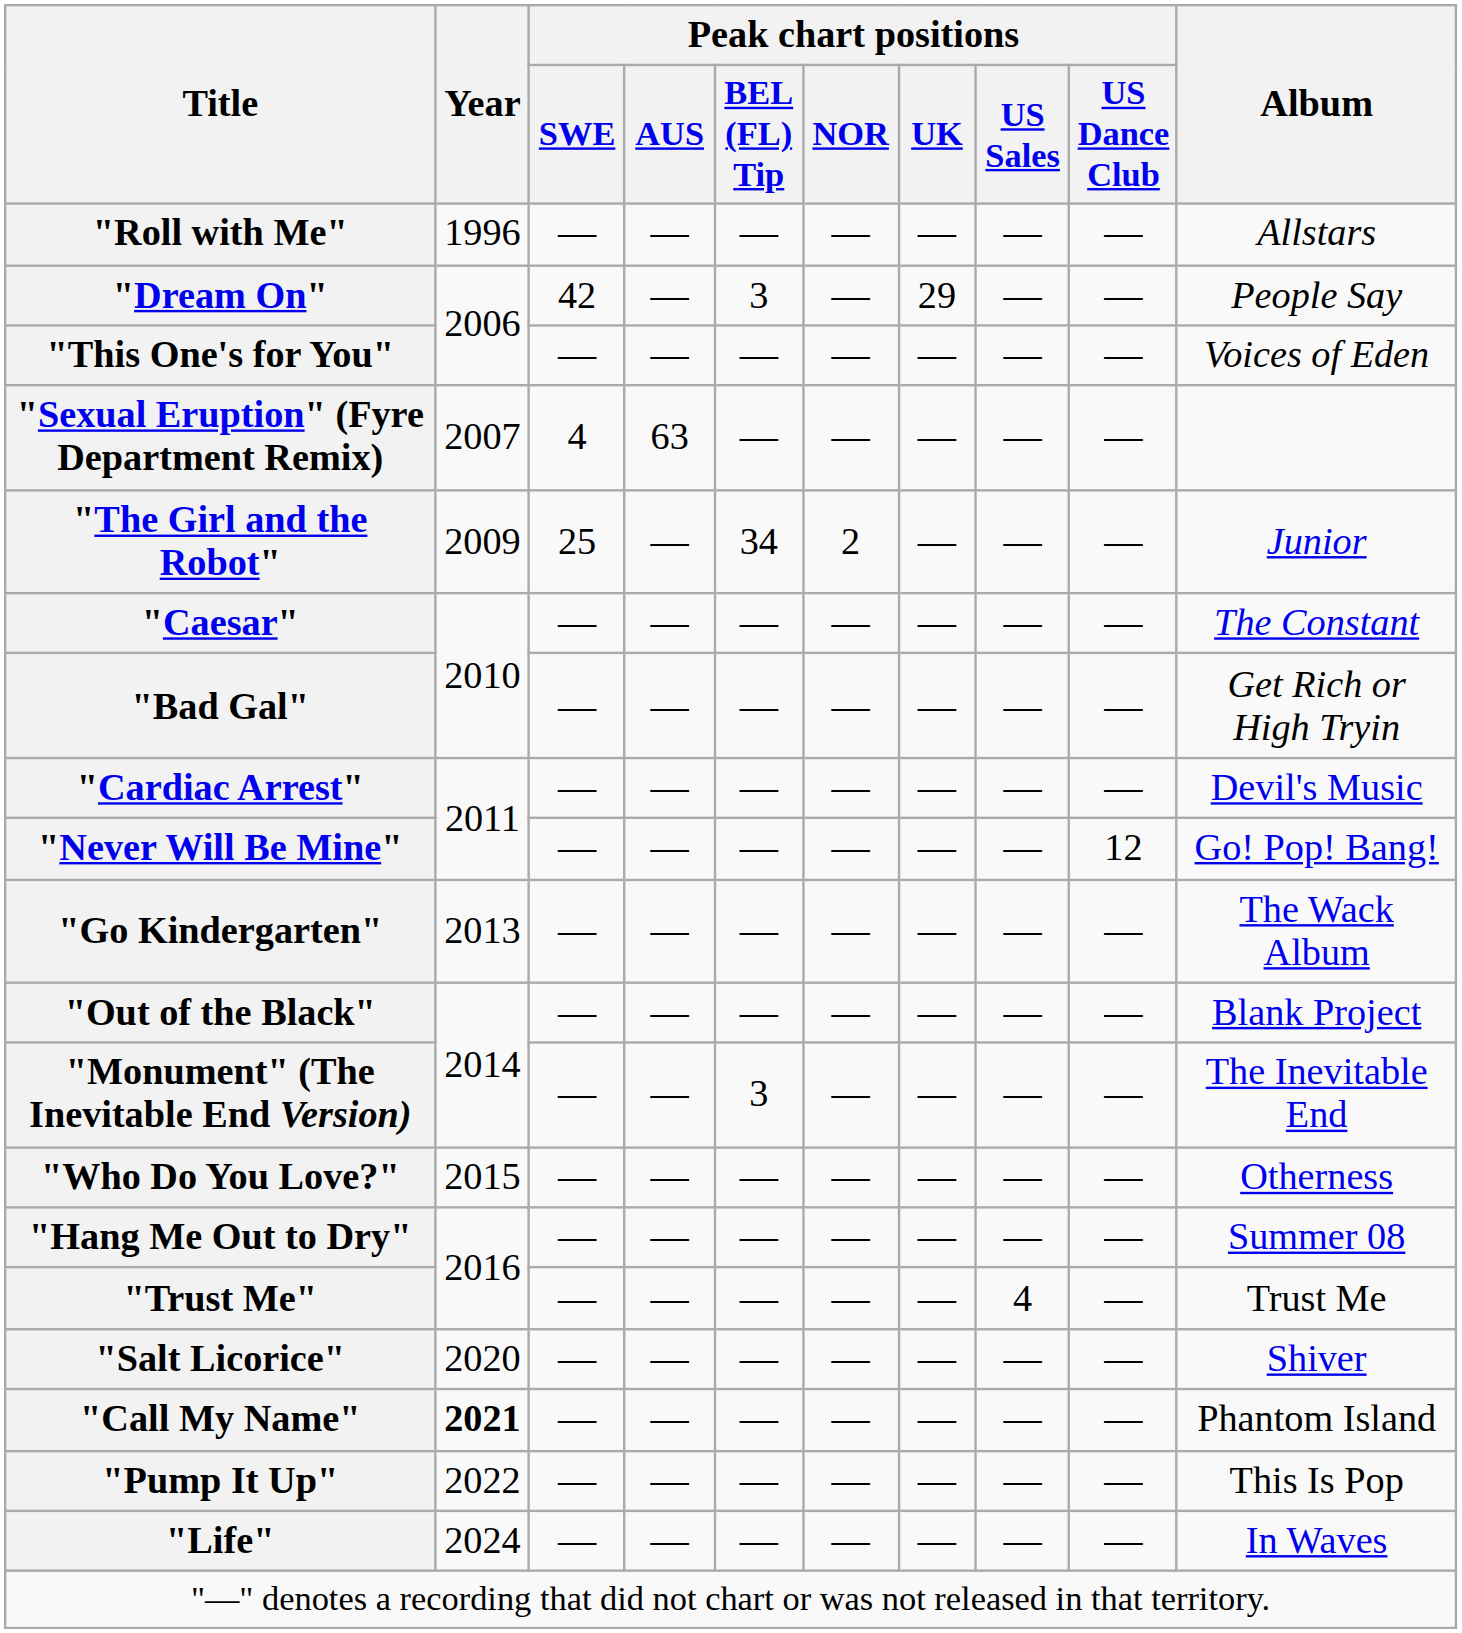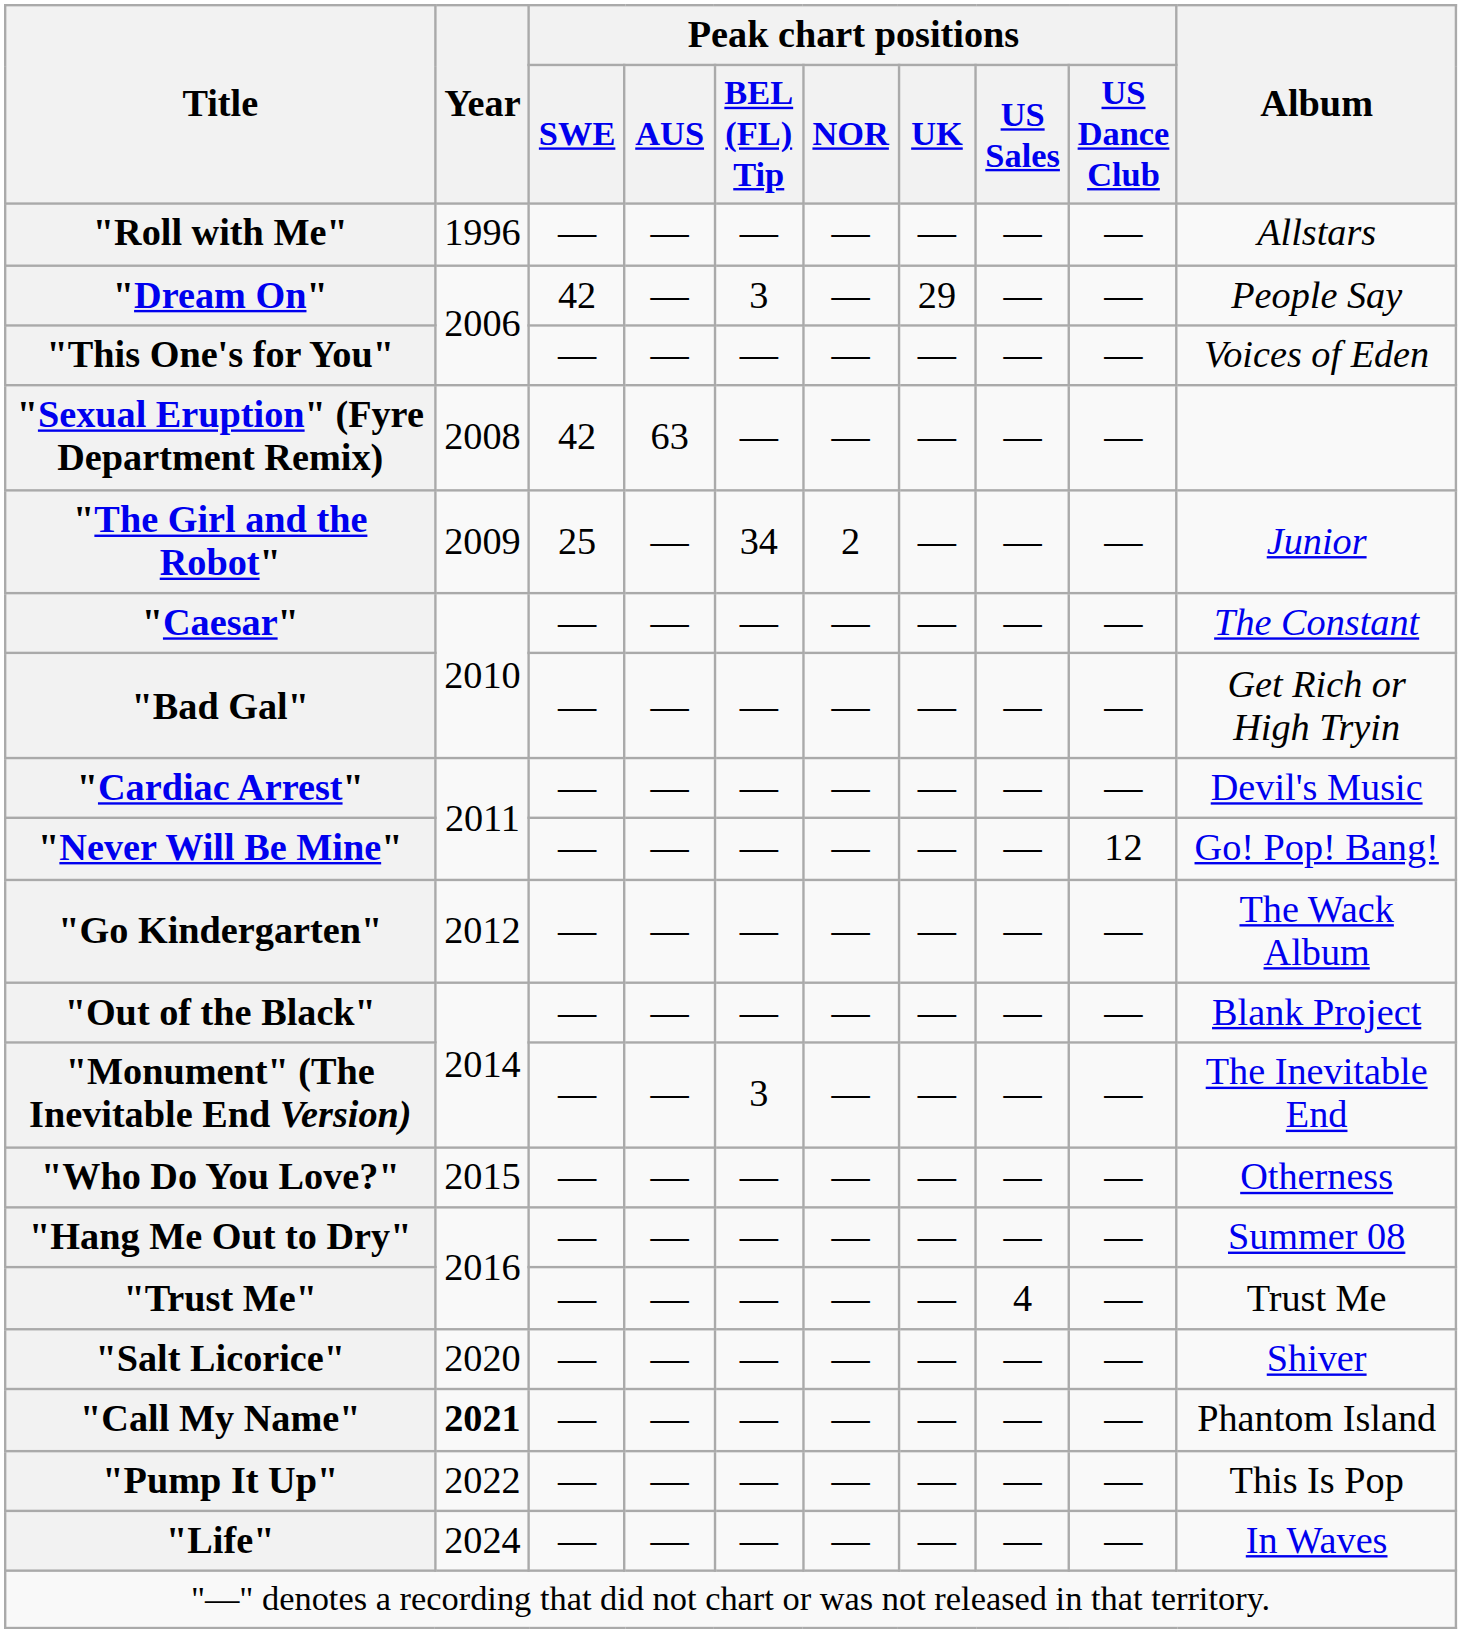(482, 436) 2007 -> (482, 436) 2008
(577, 436) 4 -> (577, 436) 42
(482, 929) 2013 -> (482, 929) 2012
